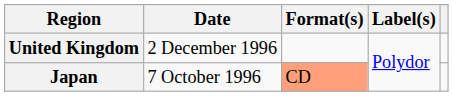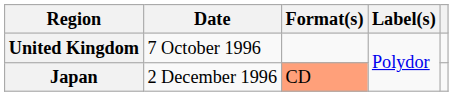(212, 47) 2 December 1996 -> (204, 47) 7 October 1996
(204, 76) 7 October 1996 -> (212, 76) 2 December 1996
